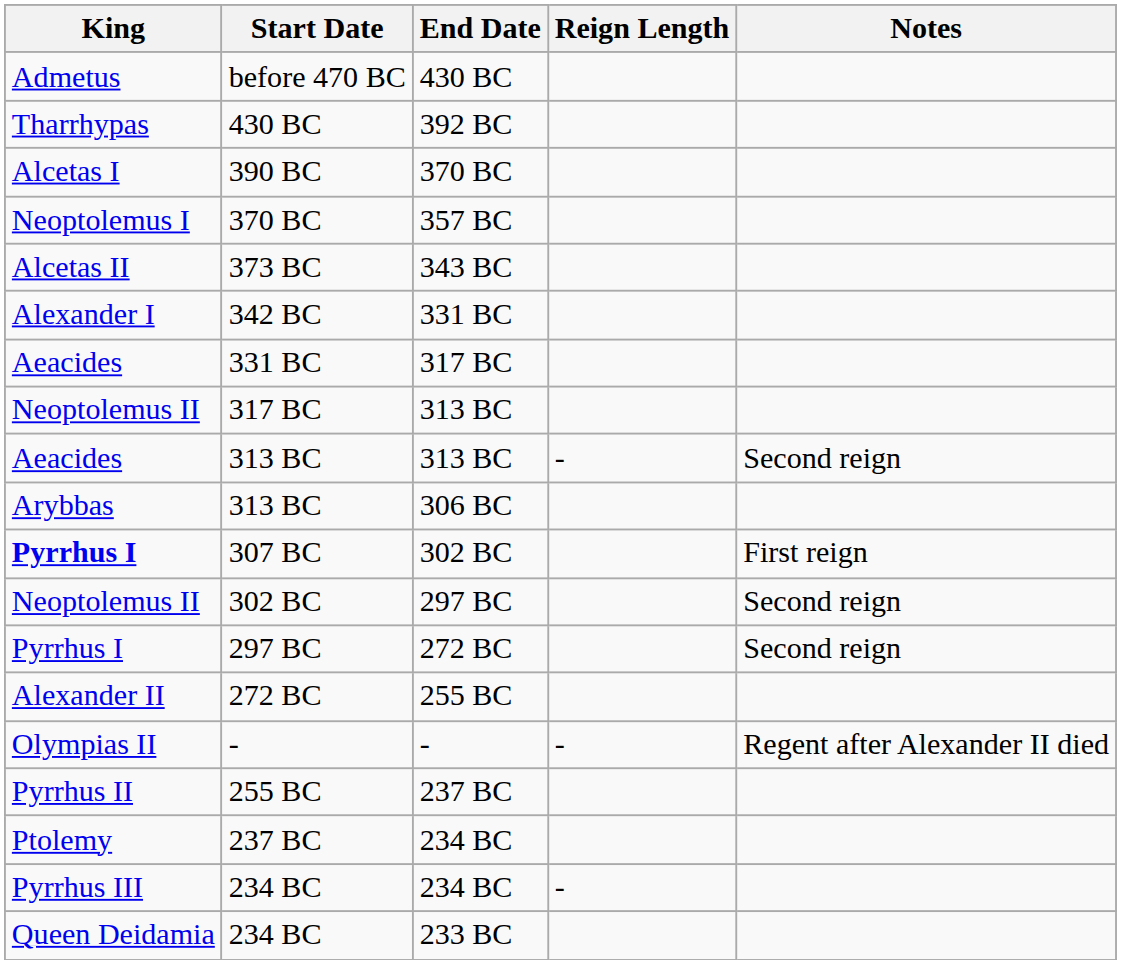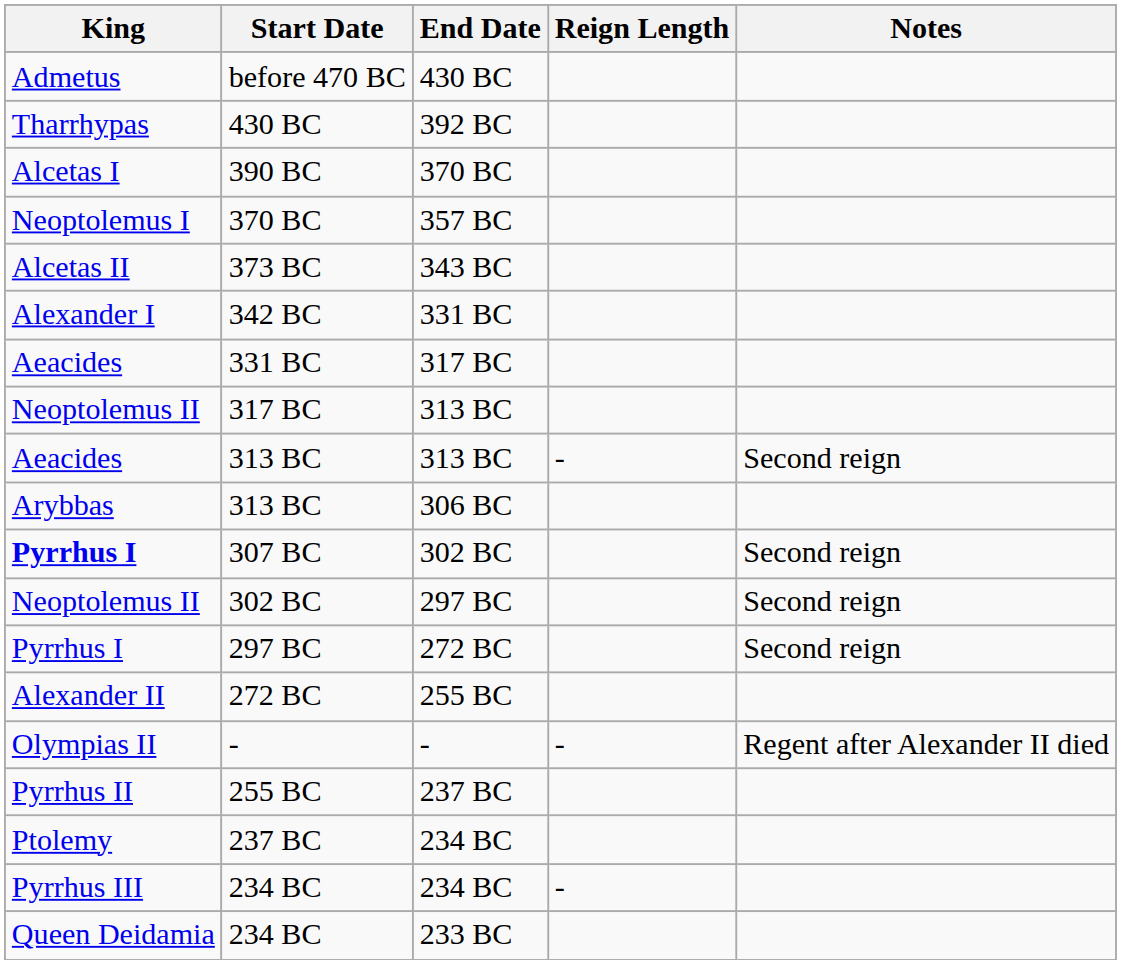(805, 553) First reign -> (822, 553) Second reign
